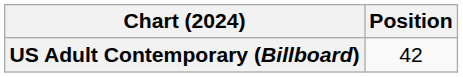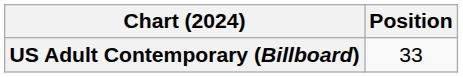(411, 54) 42 -> (411, 54) 33
